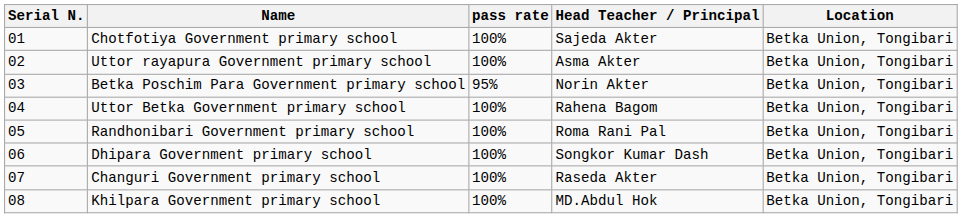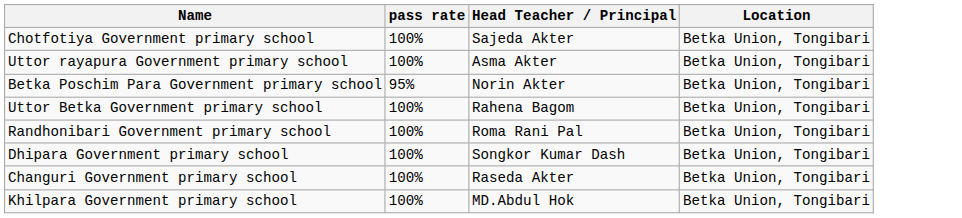- column: (46, 16)
